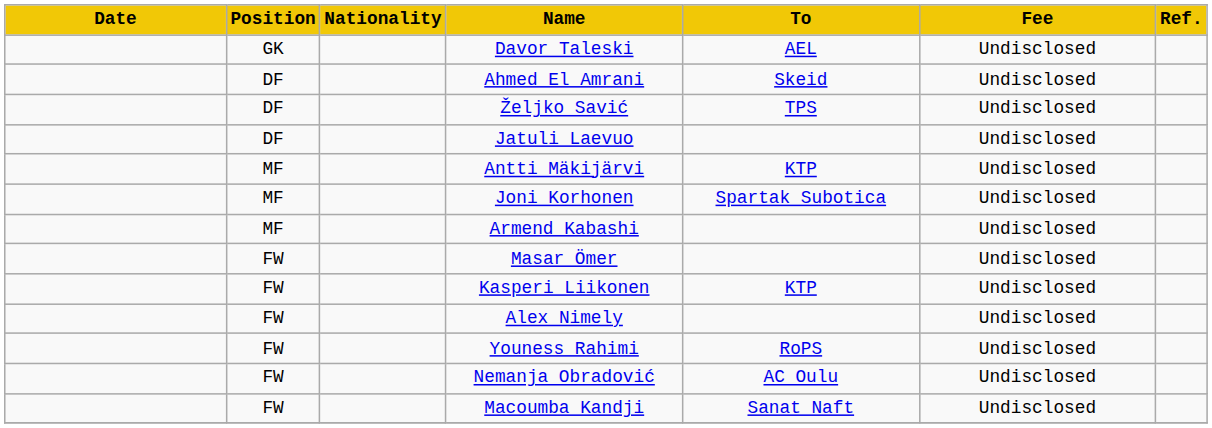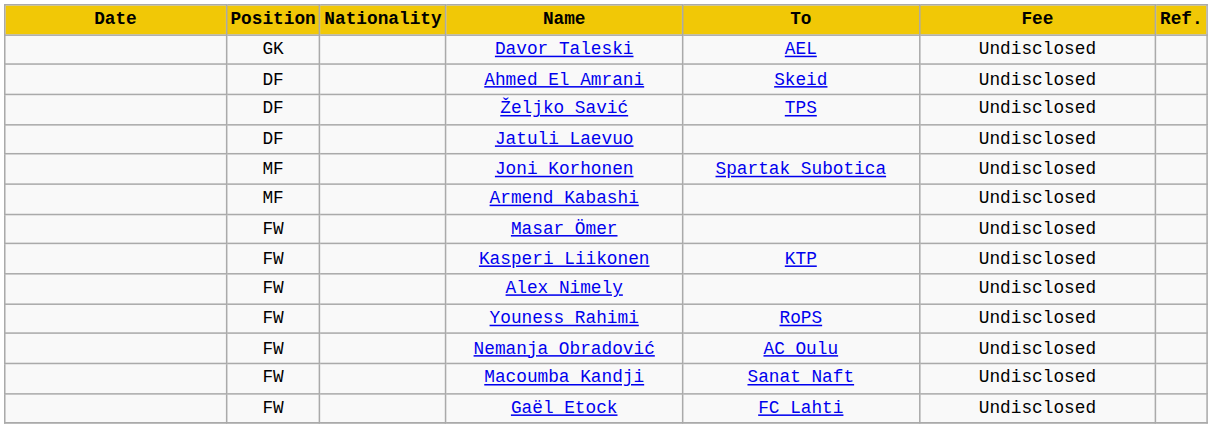- row: (564, 169)
+ row: (564, 408)
